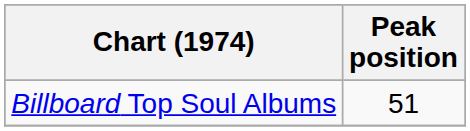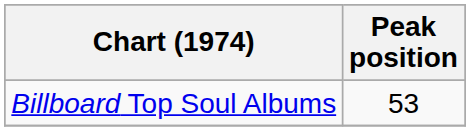(403, 102) 51 -> (403, 102) 53
